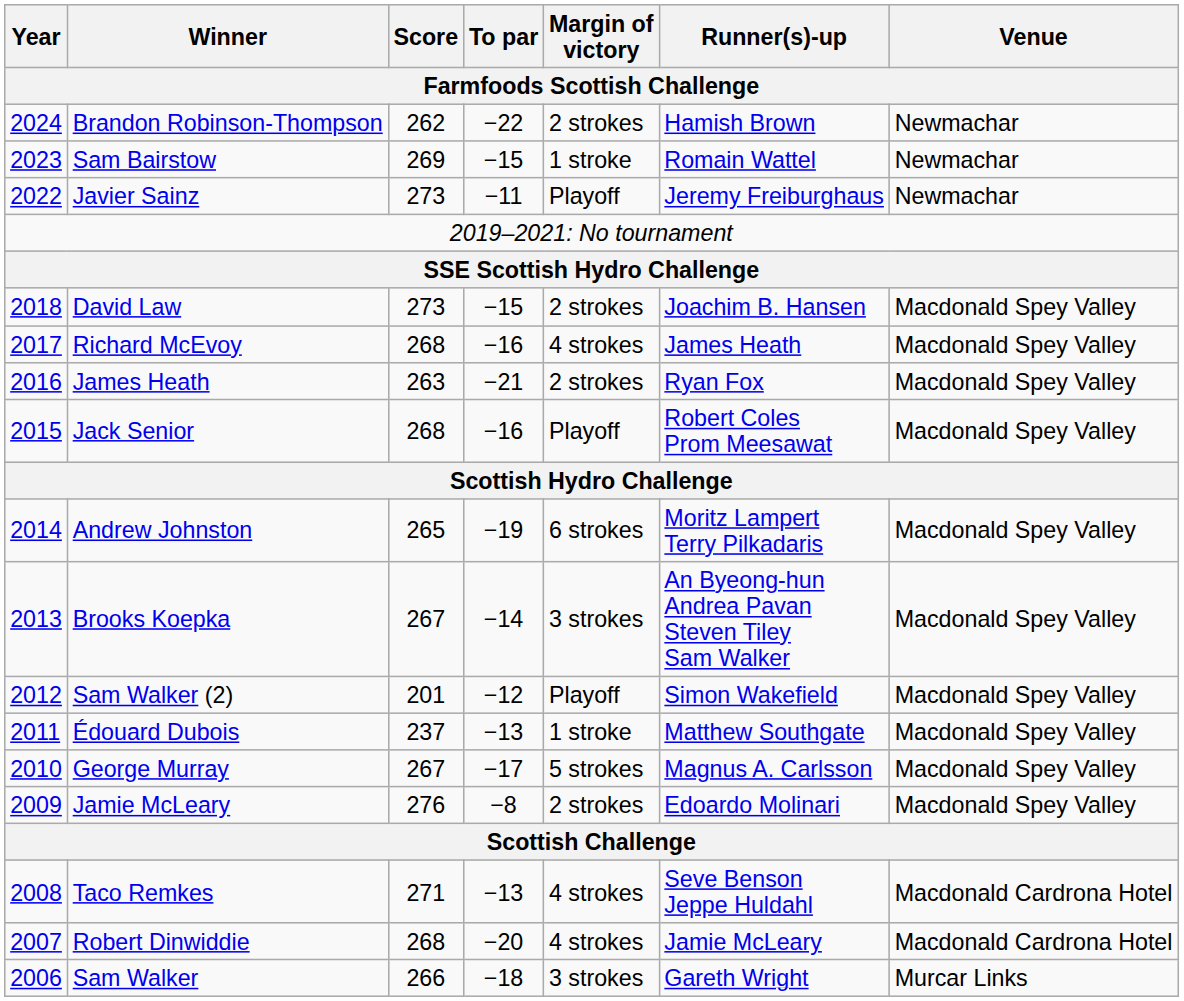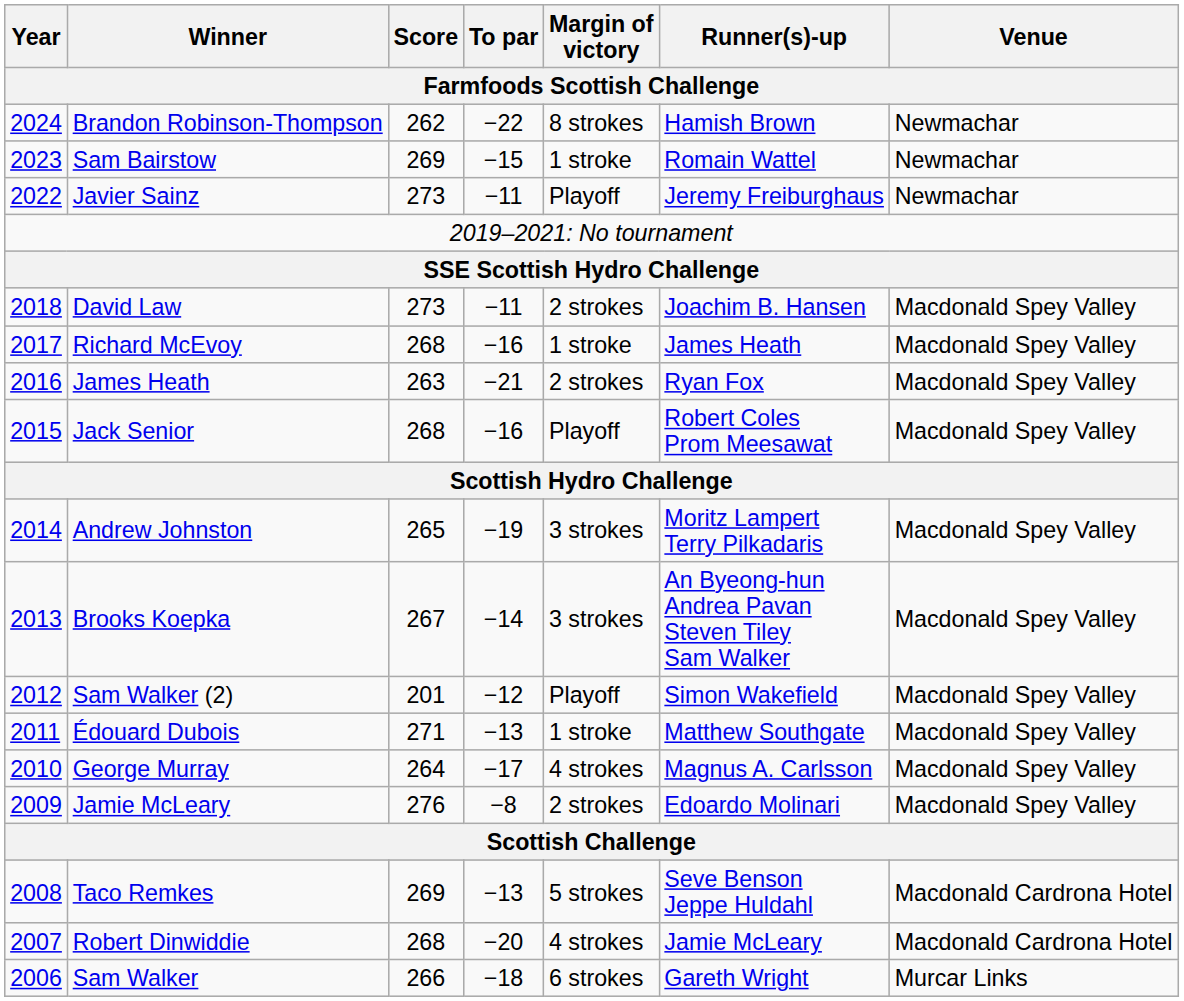(596, 123) 2 strokes -> (596, 123) 8 strokes
(504, 307) −15 -> (504, 307) −11
(596, 344) 4 strokes -> (590, 344) 1 stroke
(596, 530) 6 strokes -> (596, 530) 3 strokes
(426, 732) 237 -> (426, 732) 271
(426, 768) 267 -> (426, 768) 264
(596, 768) 5 strokes -> (596, 768) 4 strokes
(426, 892) 271 -> (426, 892) 269
(596, 892) 4 strokes -> (596, 892) 5 strokes
(596, 979) 3 strokes -> (596, 979) 6 strokes
